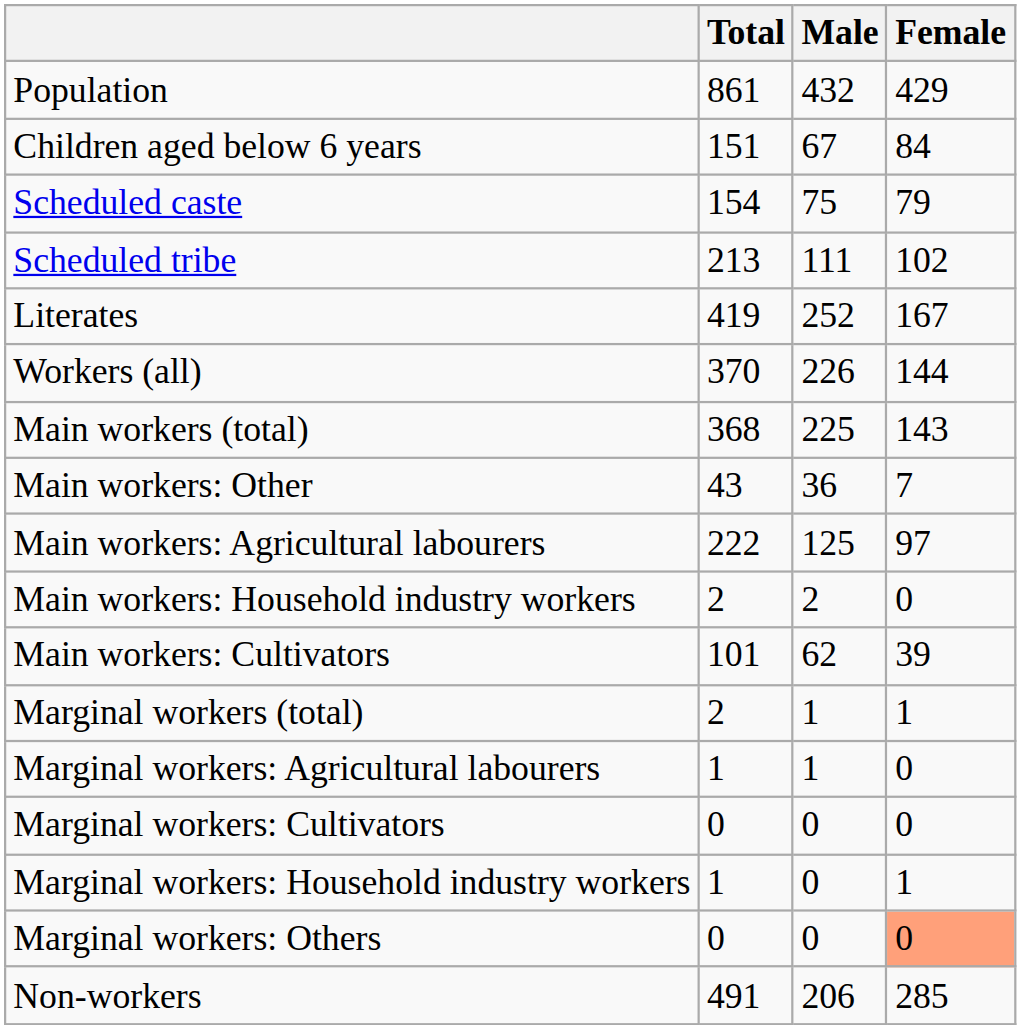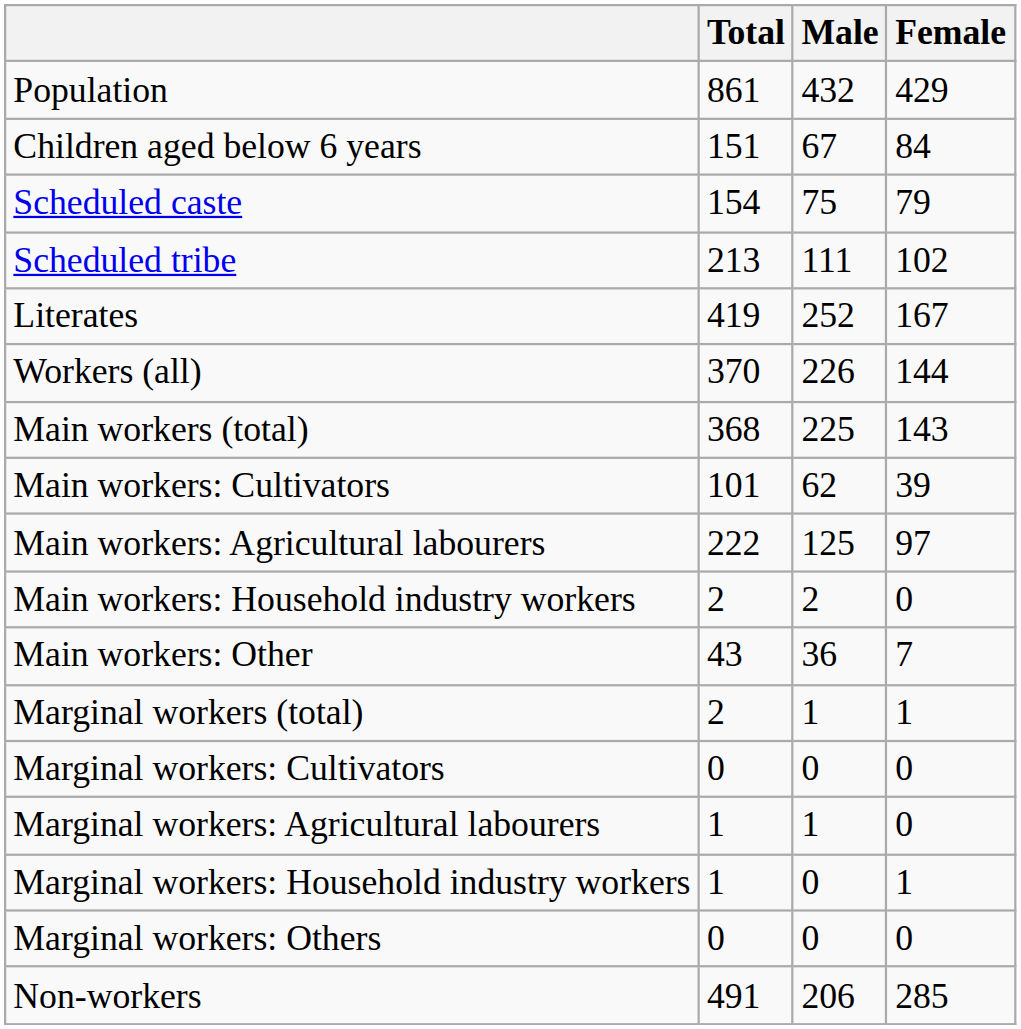rows swapped: (202, 655) <-> (163, 485)
rows swapped: (229, 825) <-> (307, 768)
(904, 938) lightsalmon background -> (904, 938) no background
